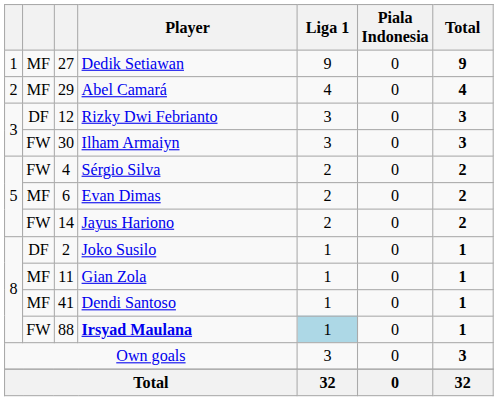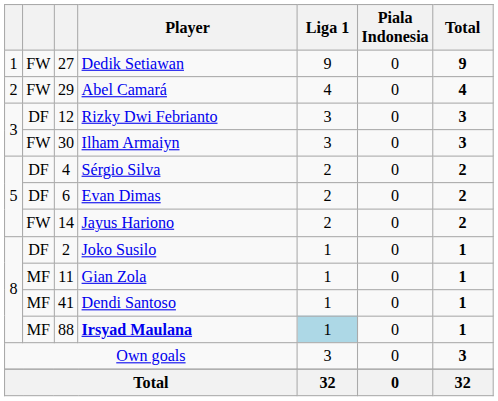(38, 63) MF -> (38, 63) FW
(38, 90) MF -> (38, 90) FW
(38, 169) FW -> (38, 169) DF
(38, 196) MF -> (38, 196) DF
(38, 329) FW -> (38, 329) MF
